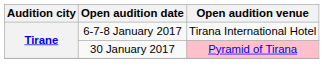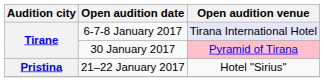(253, 31) no background -> (253, 31) lavender background
+ row: (133, 67)
